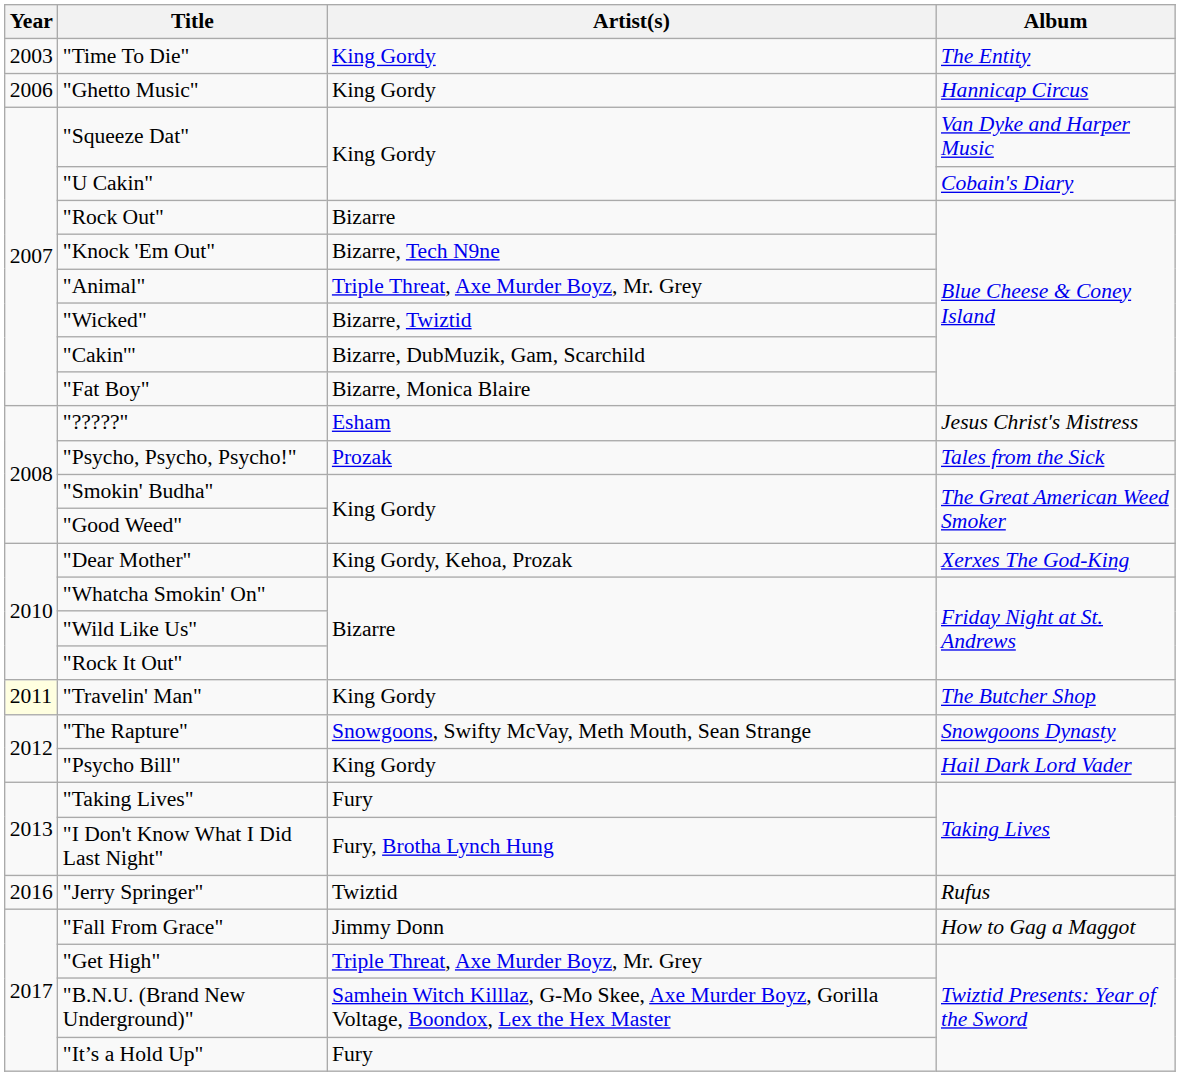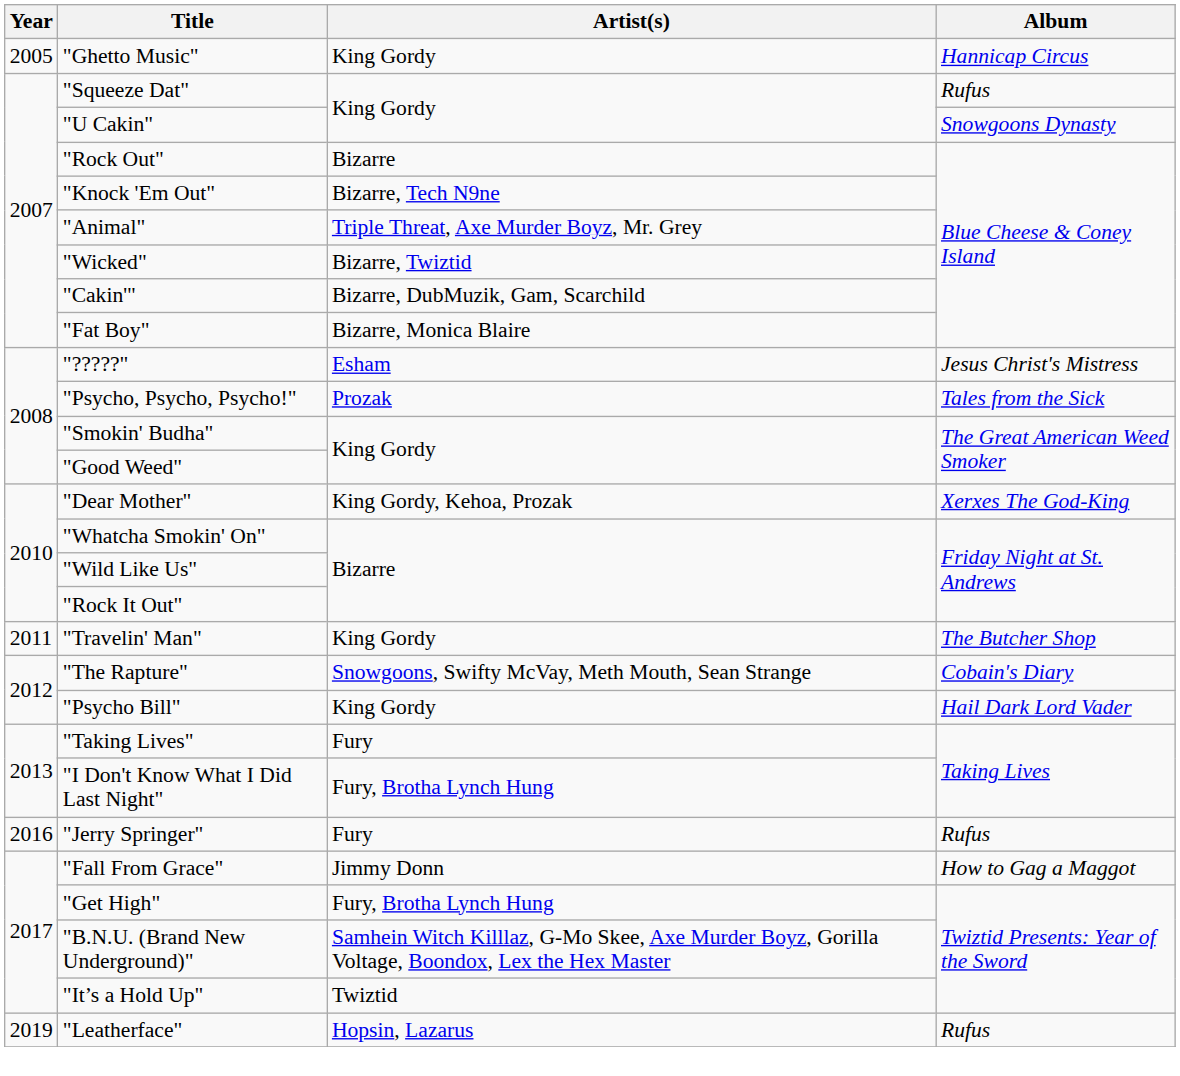- row: (126, 55)
(31, 90) 2006 -> (31, 55) 2005
(1035, 136) Van Dyke and Harper Music -> (966, 90) Rufus
(1007, 182) Cobain's Diary -> (1028, 124) Snowgoons Dynasty
(31, 696) lightyellow background -> (31, 638) no background
(1028, 731) Snowgoons Dynasty -> (1007, 672) Cobain's Diary
(365, 892) Twiztid -> (352, 833) Fury
(517, 960) Triple Threat, Axe Murder Boyz, Mr. Grey -> (443, 902) Fury, Brotha Lynch Hung
(352, 1053) Fury -> (365, 995) Twiztid
+ row: (123, 1029)
